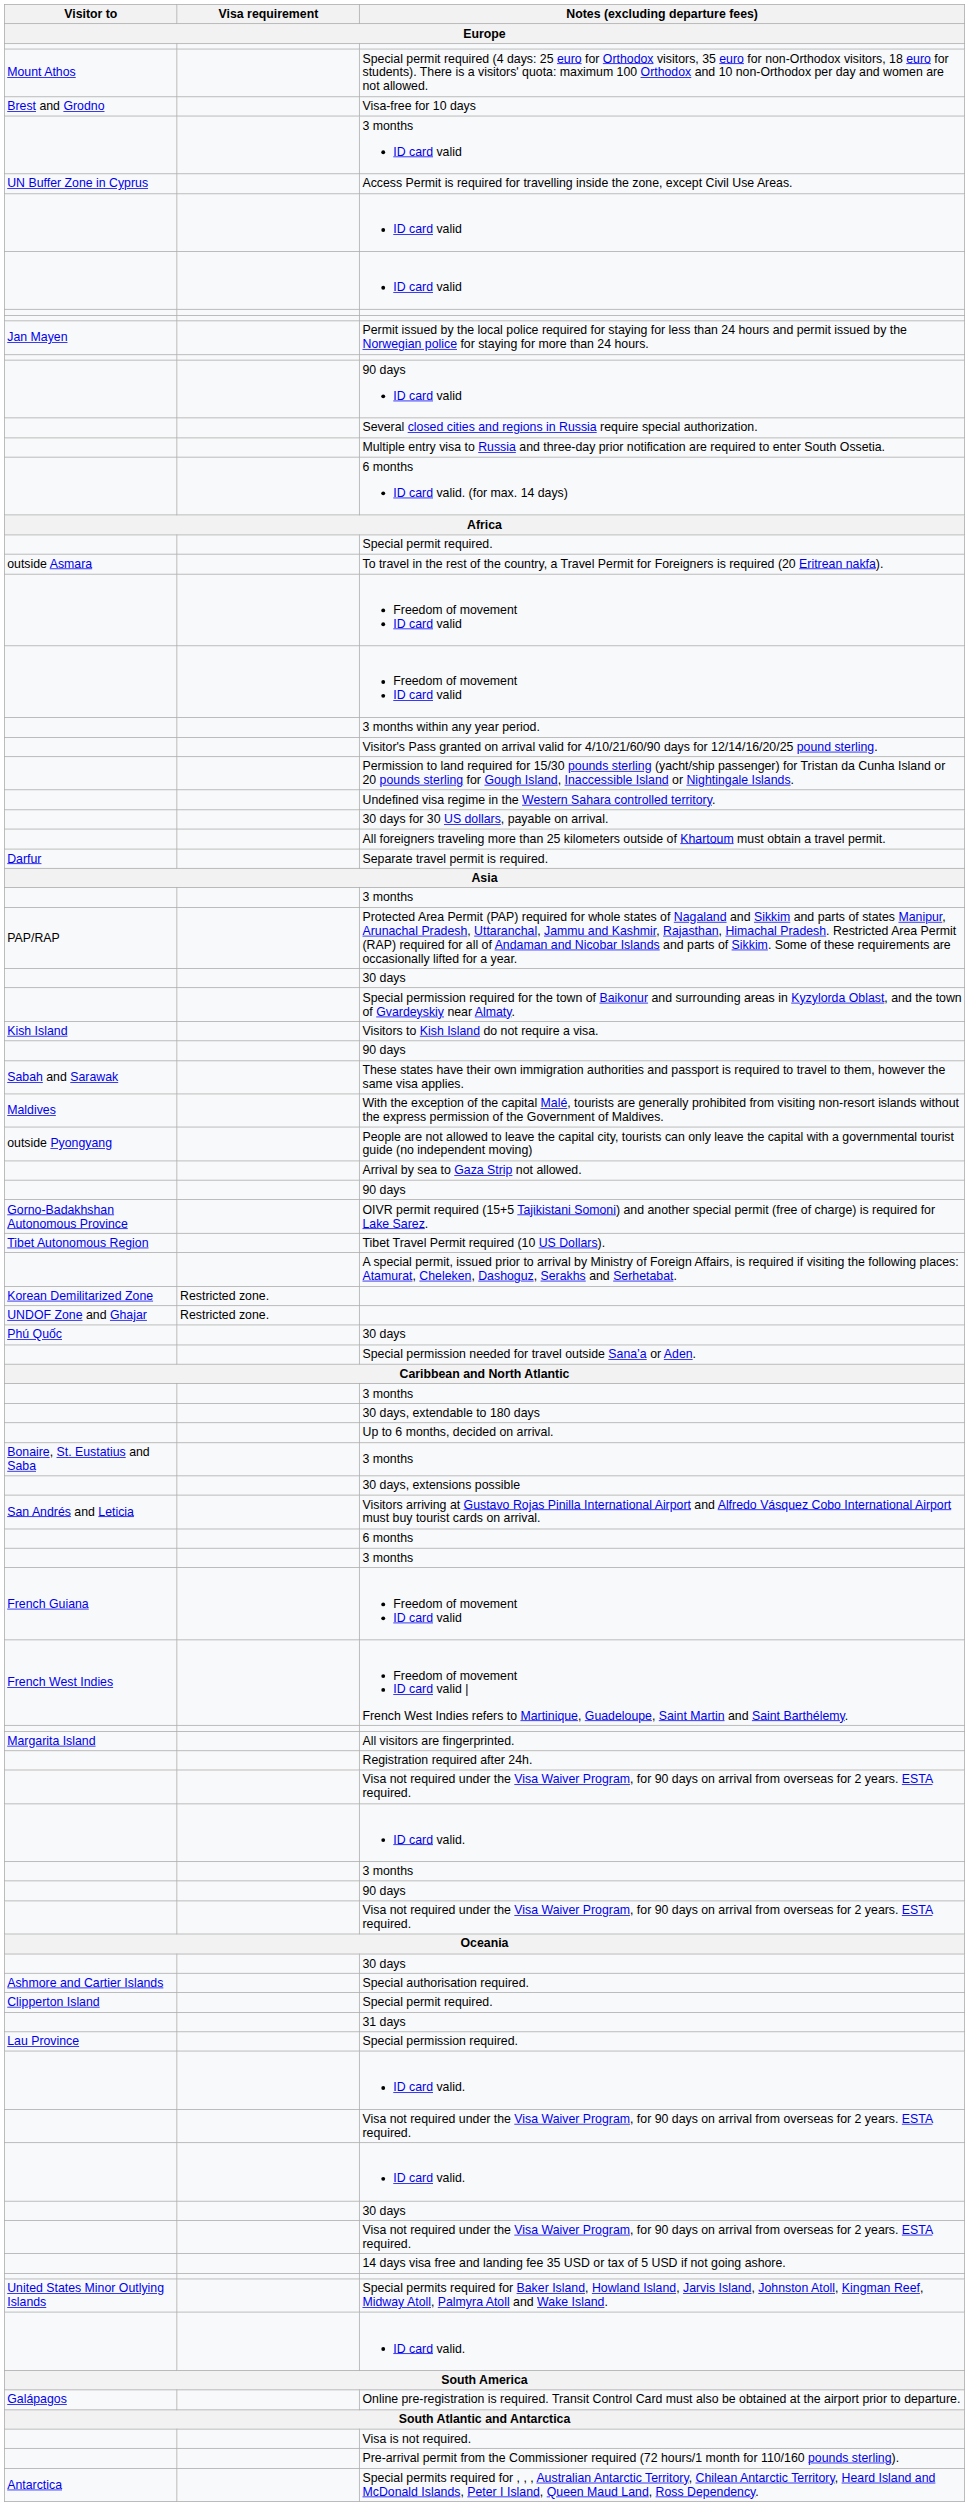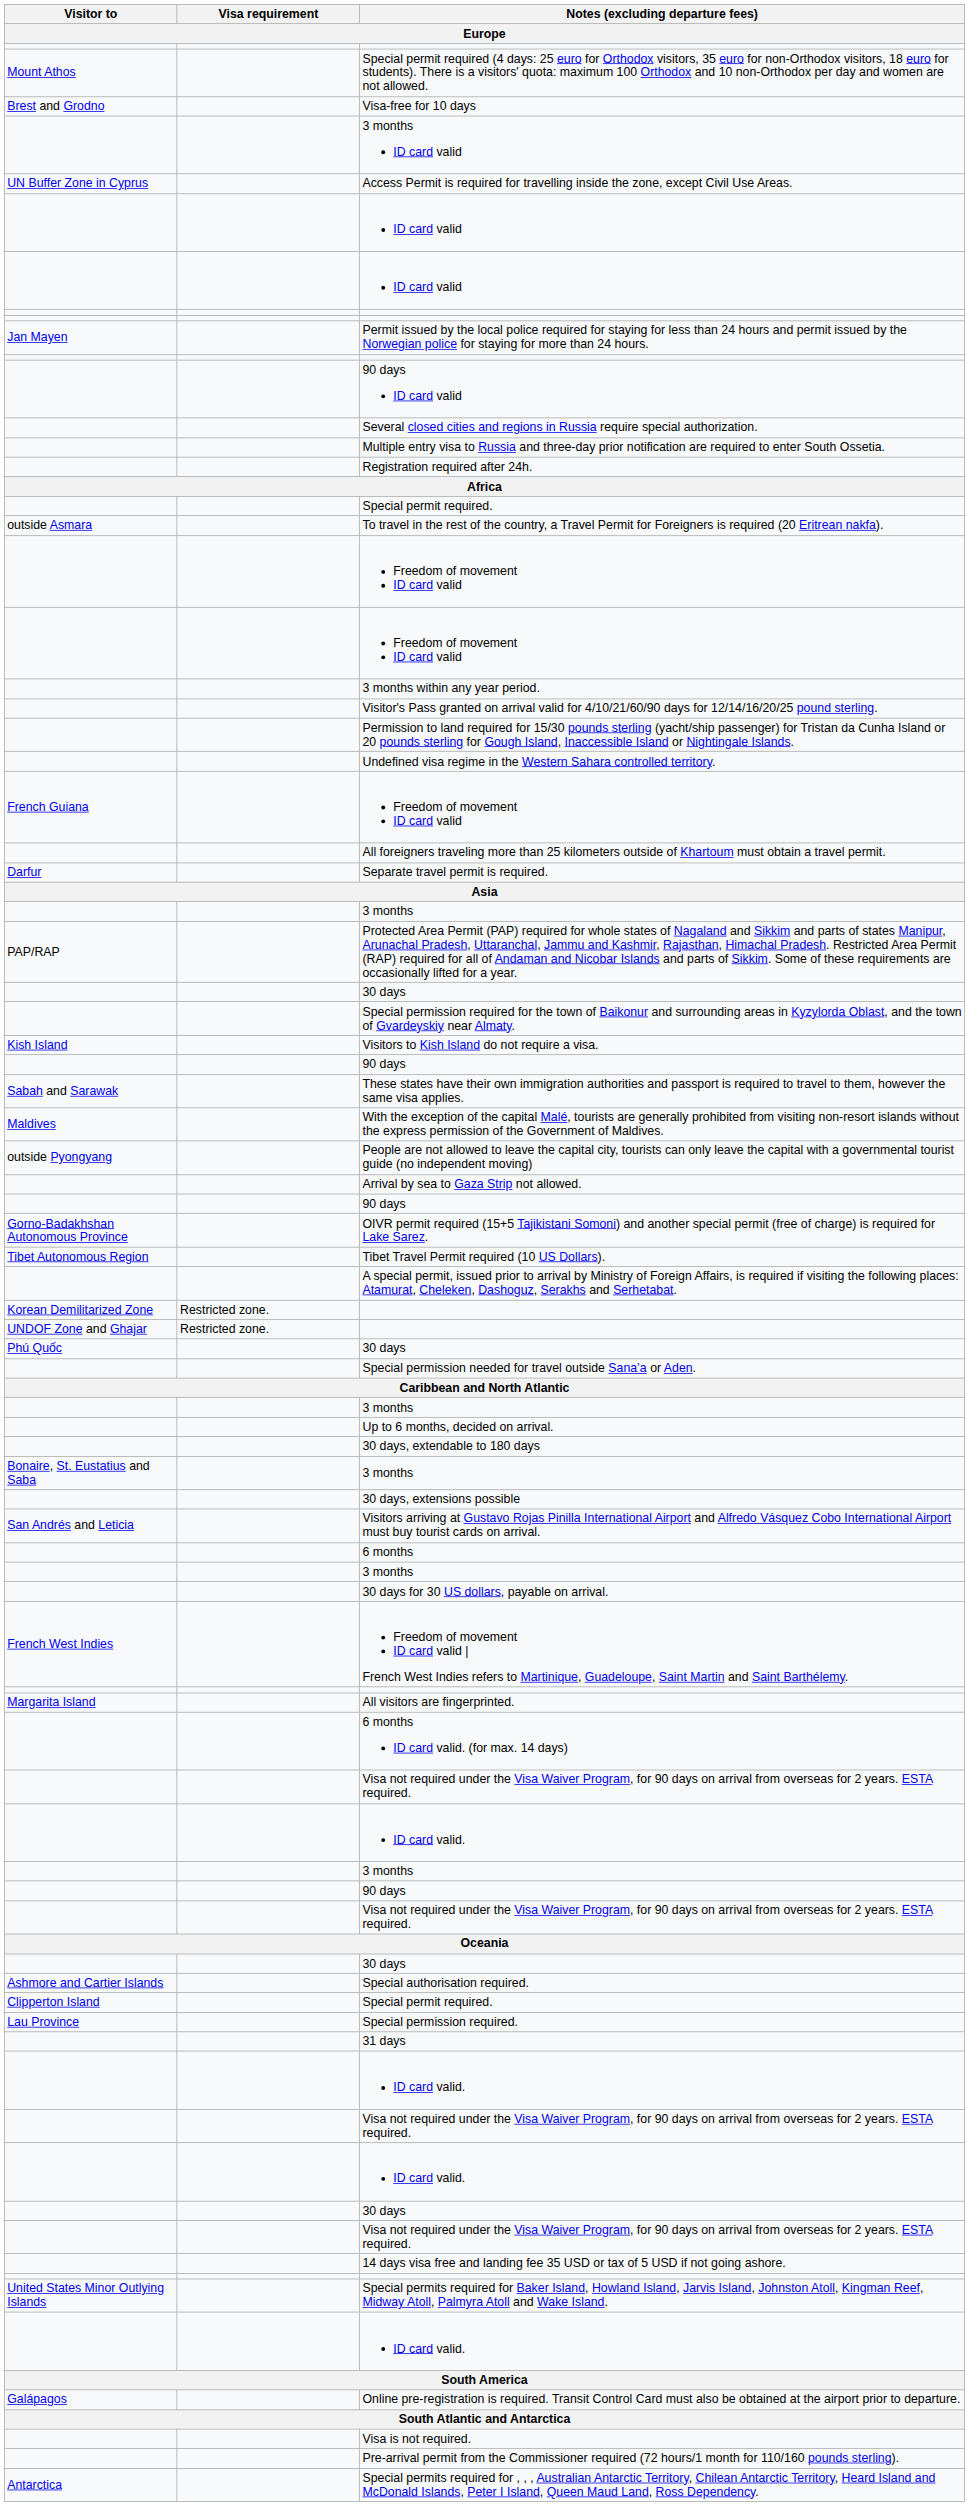rows swapped: (91, 1760) <-> (91, 486)
rows swapped: (91, 819) <-> (48, 1603)
rows swapped: (91, 1413) <-> (91, 1433)
rows swapped: (91, 2022) <-> (43, 2041)
